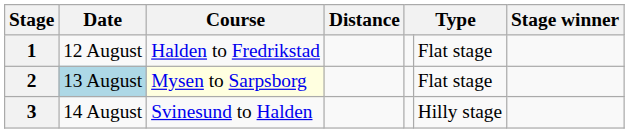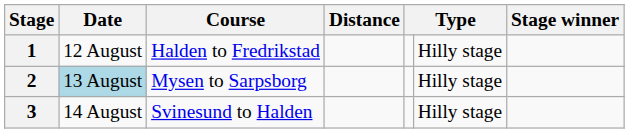(455, 50) Flat stage -> (460, 50) Hilly stage
(229, 81) lightyellow background -> (229, 81) no background
(455, 81) Flat stage -> (460, 81) Hilly stage
